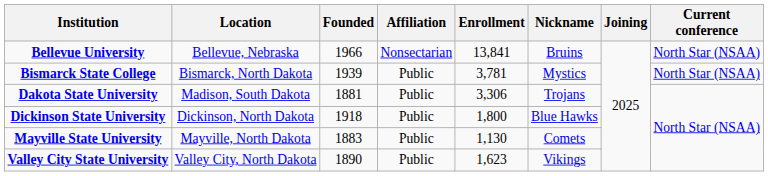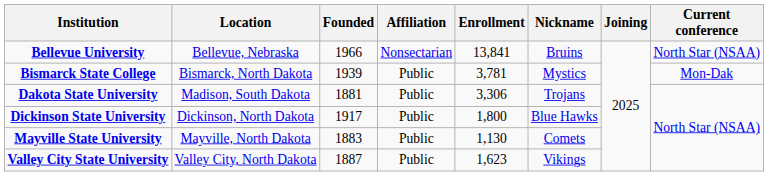(707, 73) North Star (NSAA) -> (707, 73) Mon-Dak
(348, 116) 1918 -> (348, 116) 1917
(348, 159) 1890 -> (348, 159) 1887
